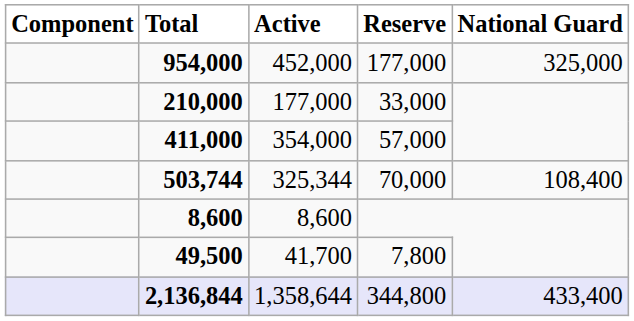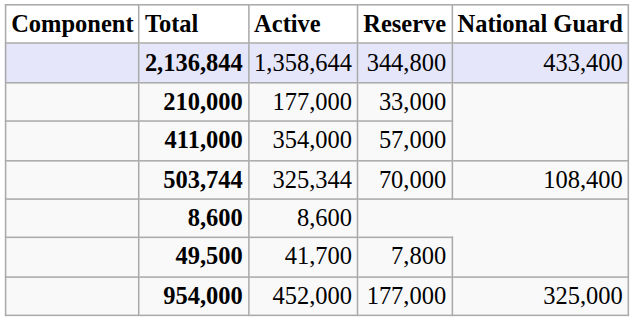rows swapped: (203, 62) <-> (194, 295)
